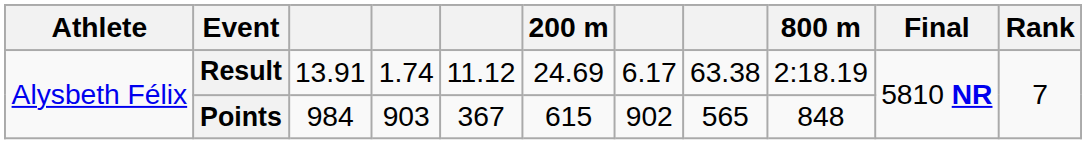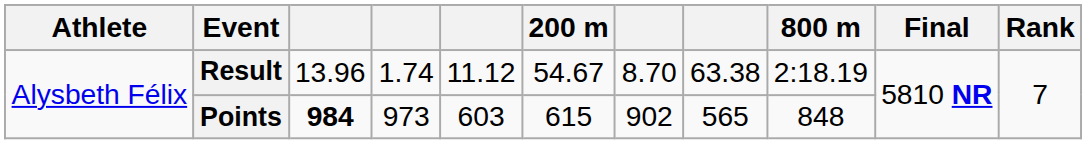(330, 72) 13.91 -> (330, 72) 13.96
(569, 72) 24.69 -> (569, 72) 54.67
(649, 72) 6.17 -> (649, 72) 8.70
(330, 117) normal -> (330, 117) bold
(406, 117) 903 -> (406, 117) 973
(481, 117) 367 -> (481, 117) 603
